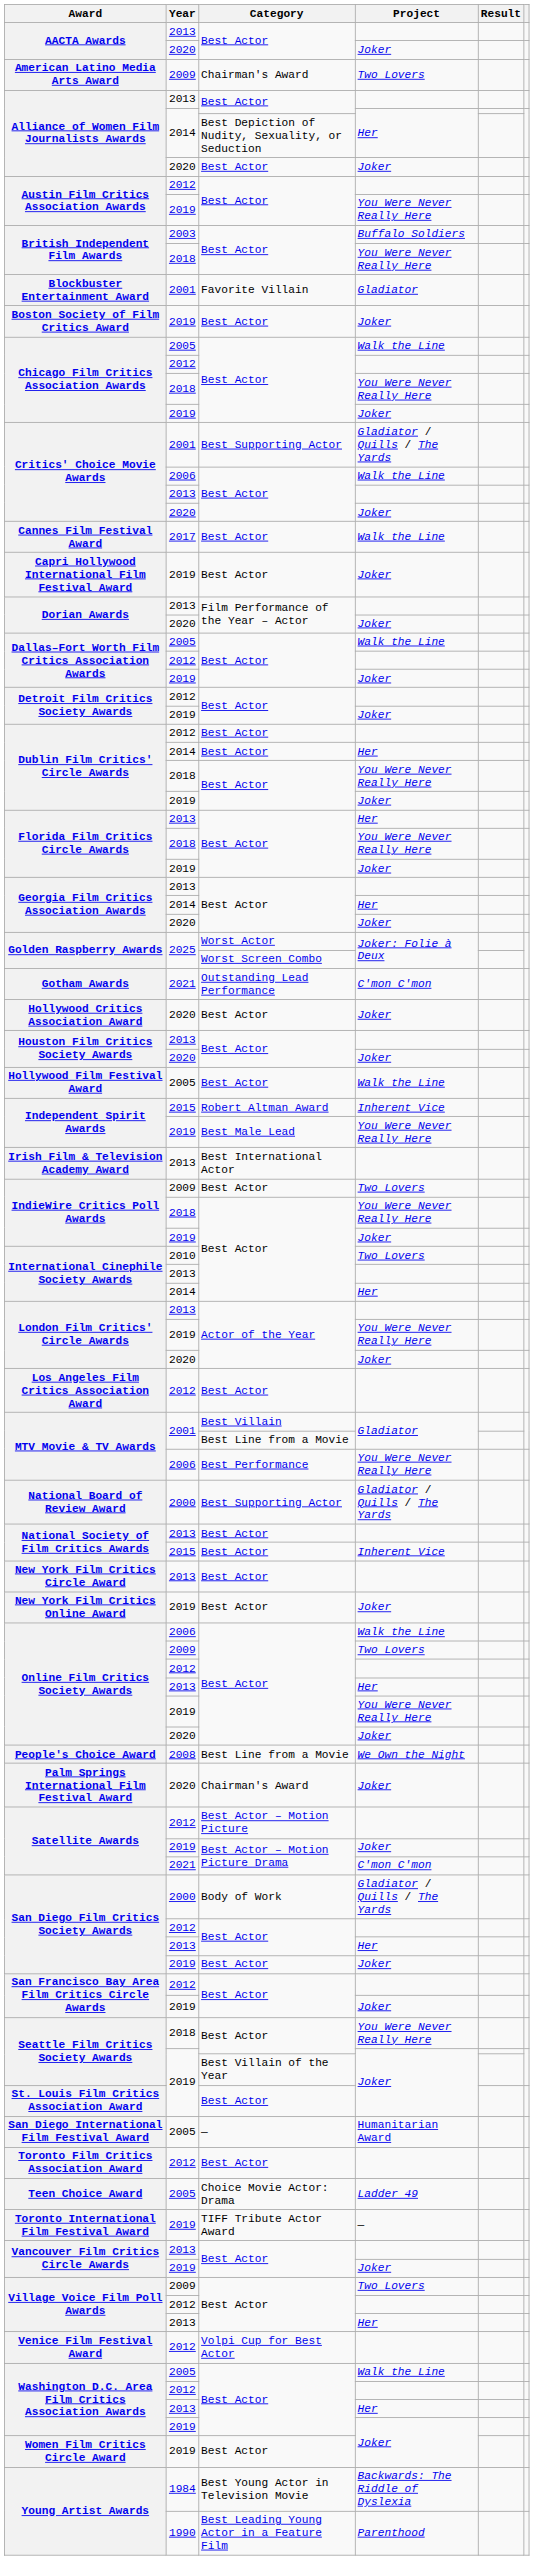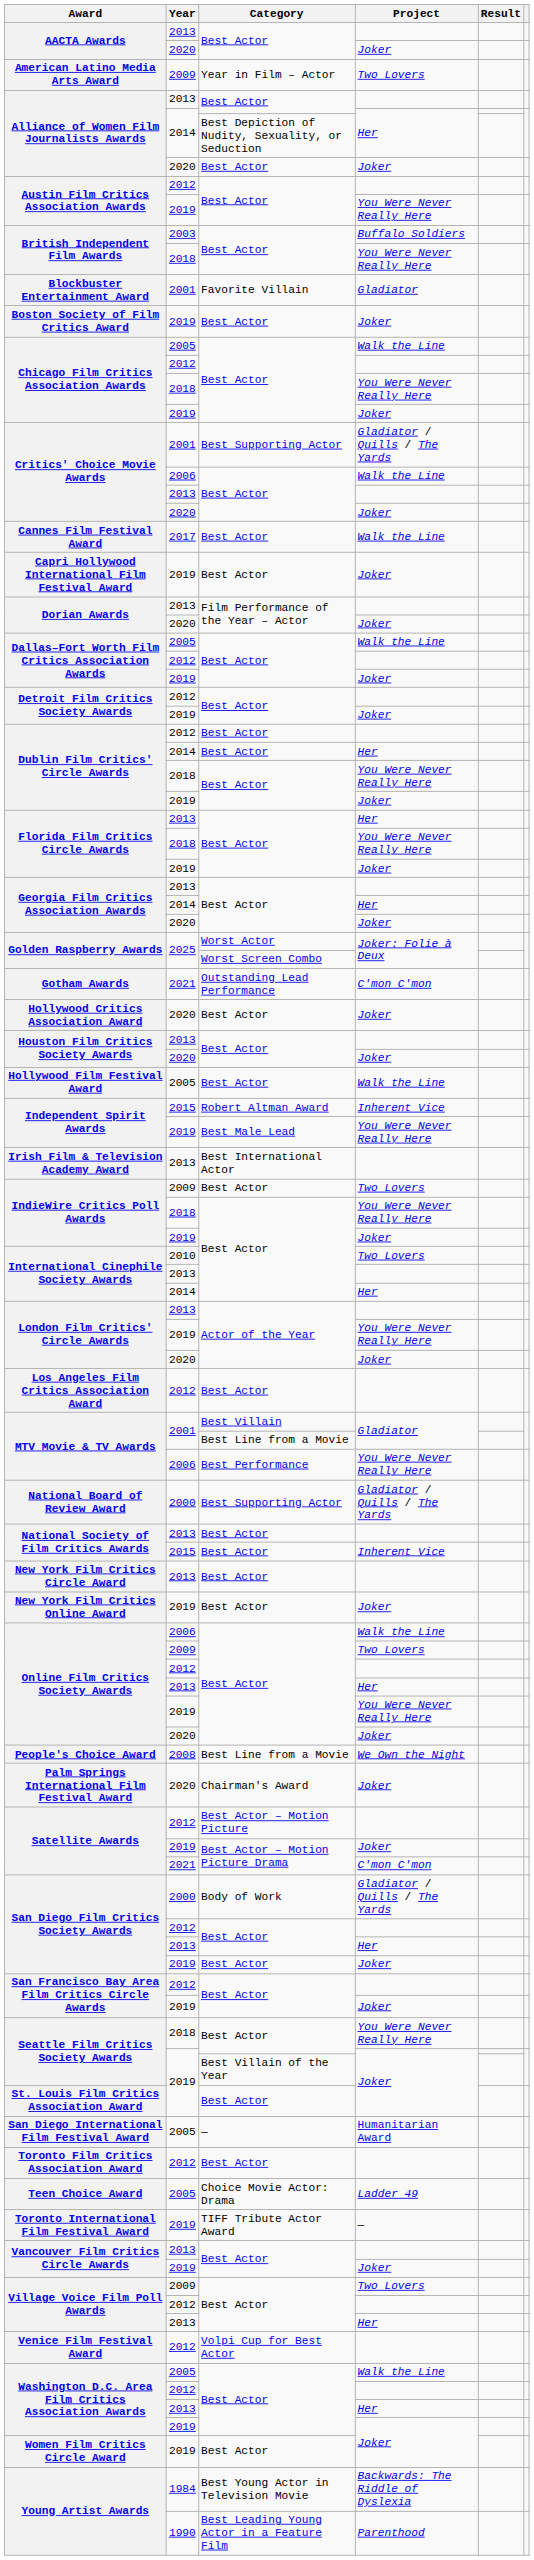(255, 75) Chairman's Award -> (268, 75) Year in Film – Actor
